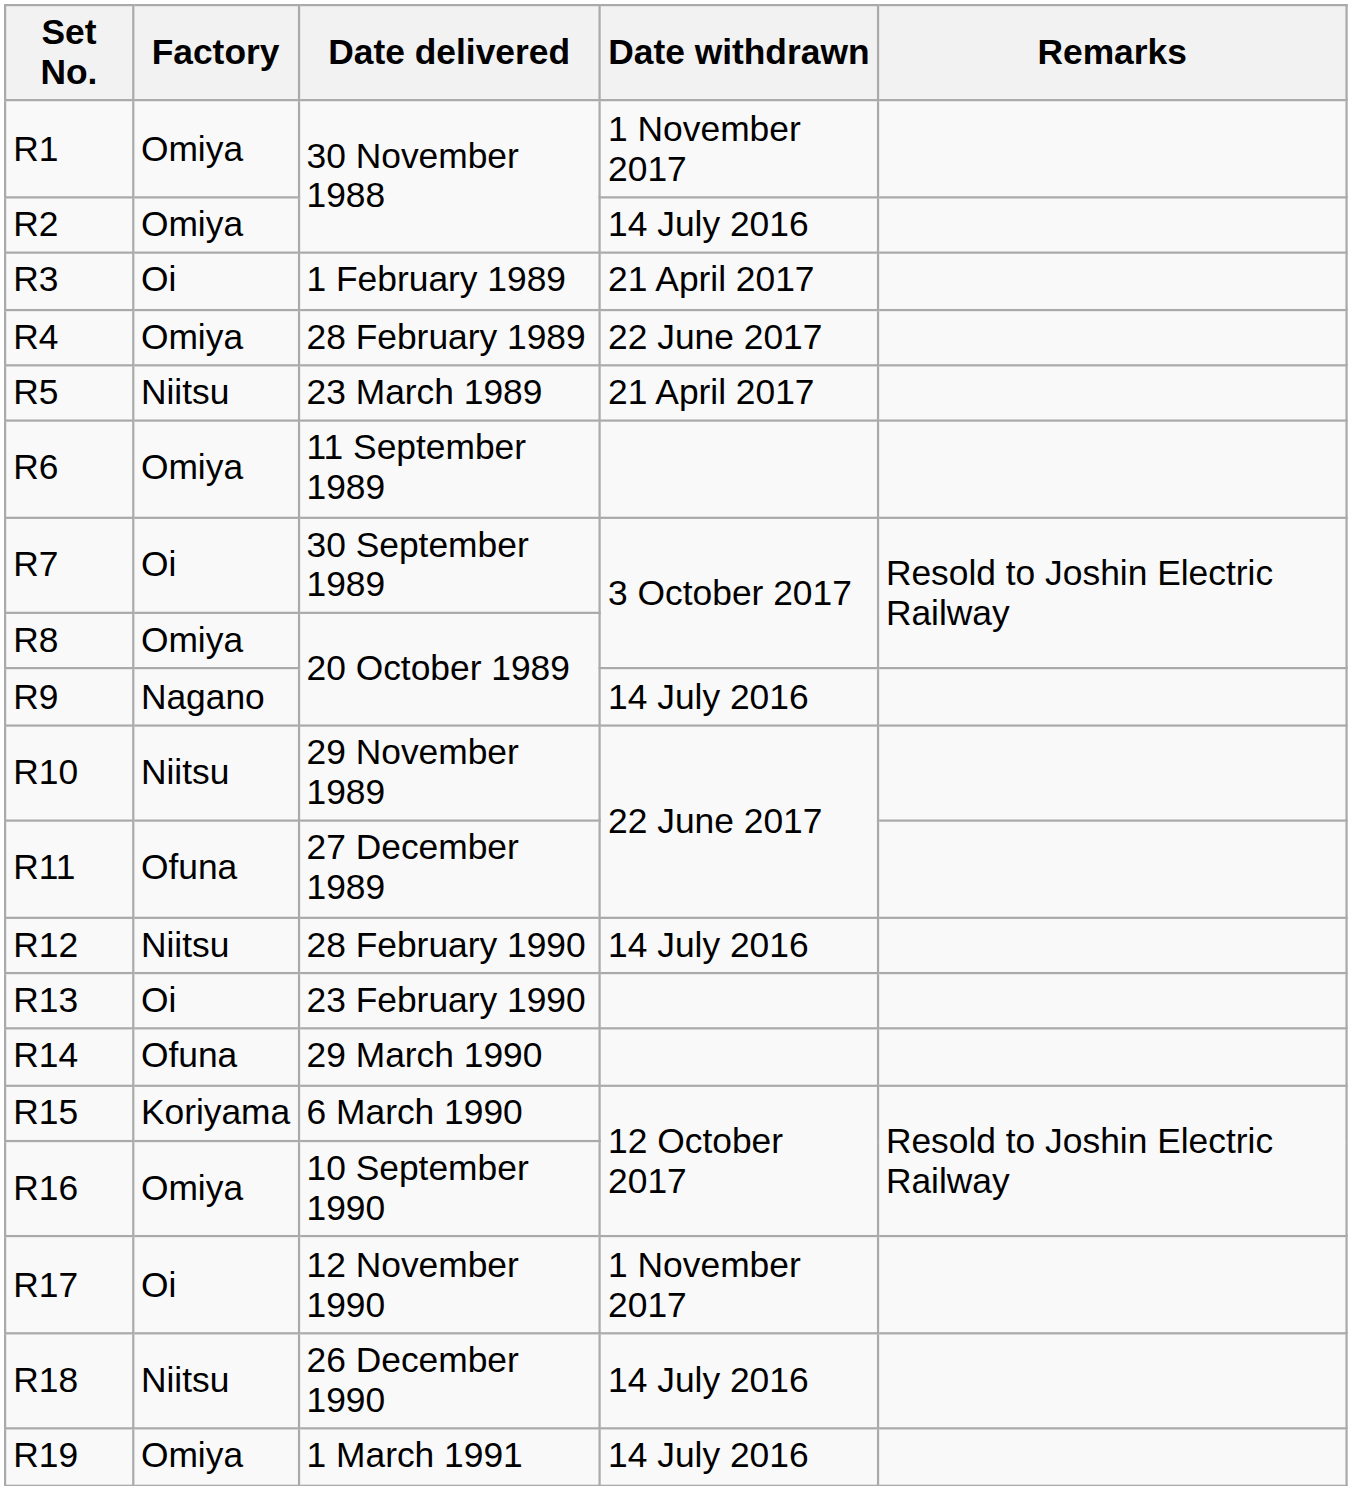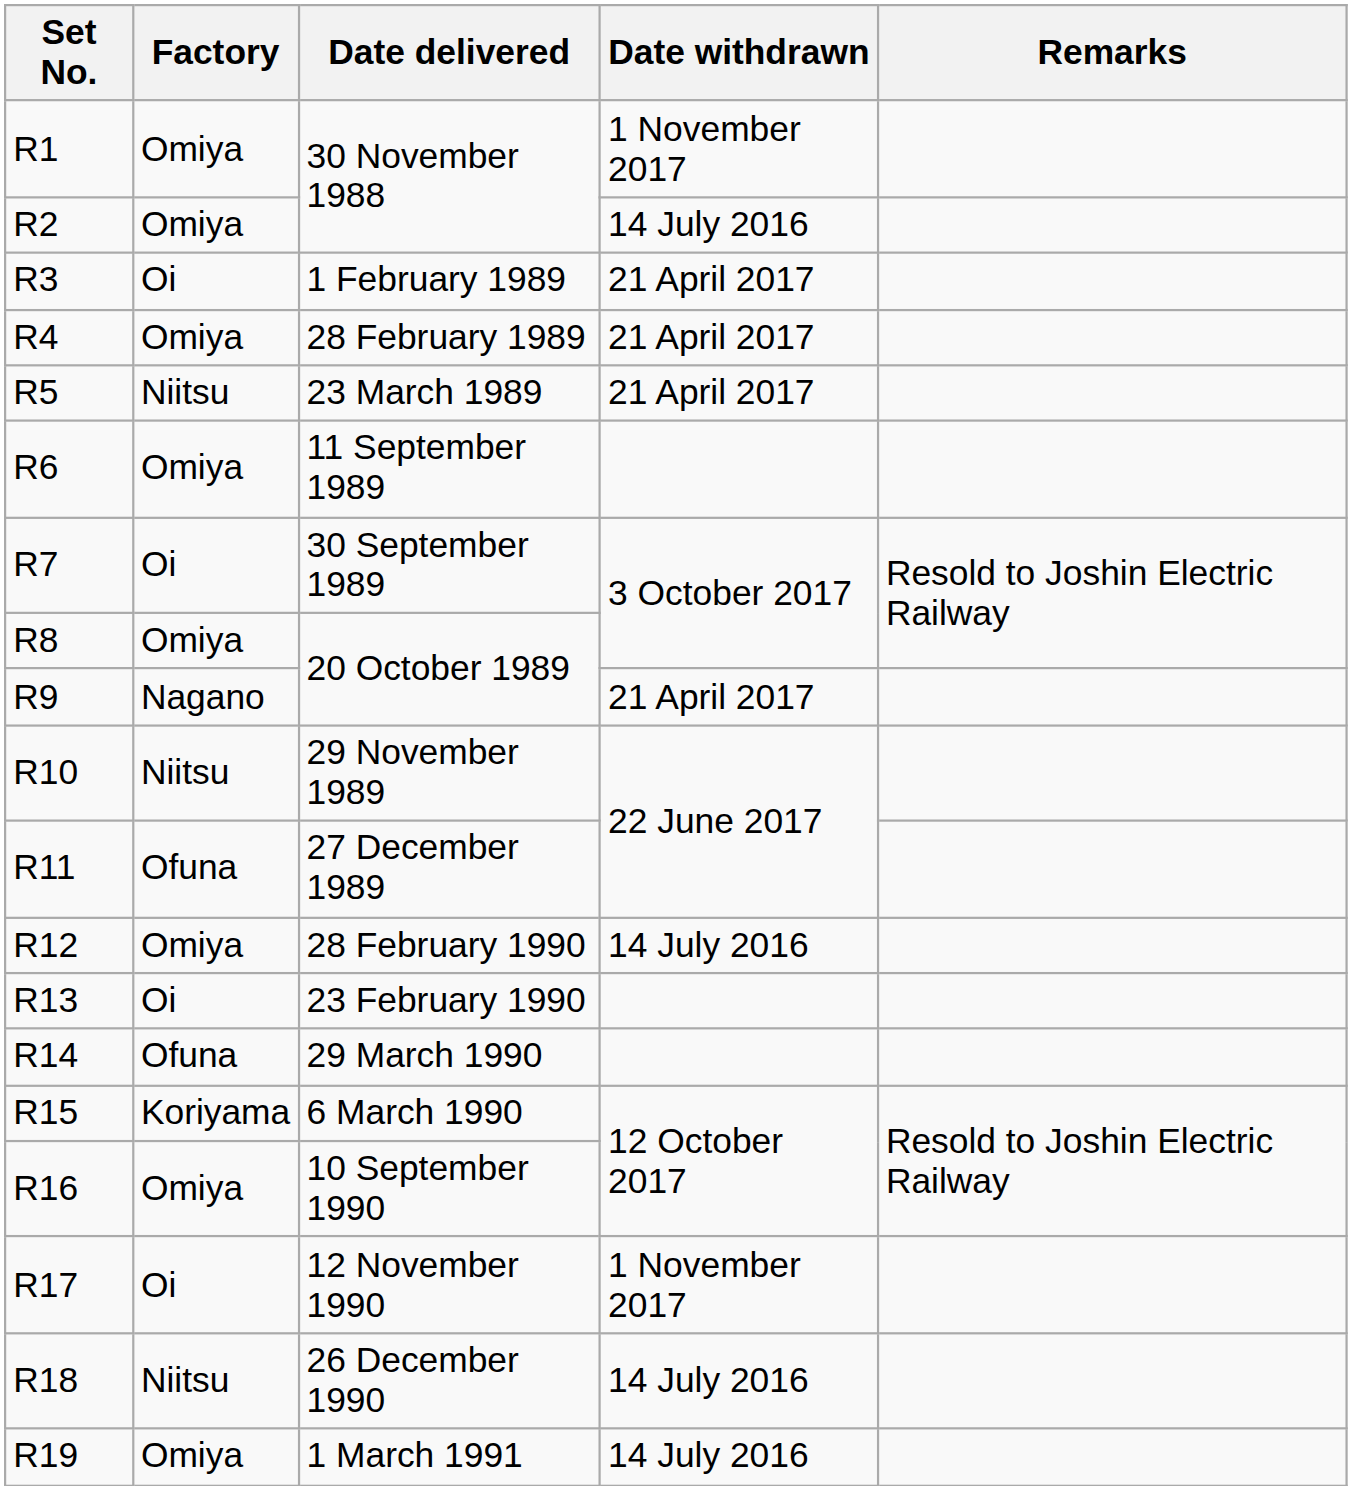(715, 336) 22 June 2017 -> (711, 336) 21 April 2017
(708, 696) 14 July 2016 -> (711, 696) 21 April 2017
(185, 944) Niitsu -> (192, 944) Omiya
